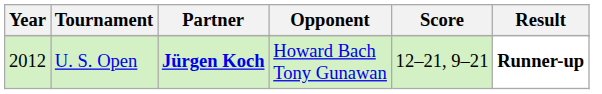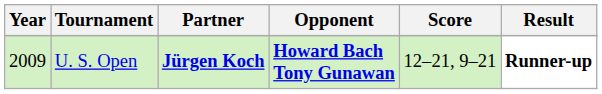(28, 61) 2012 -> (28, 61) 2009
(330, 61) normal -> (334, 61) bold
